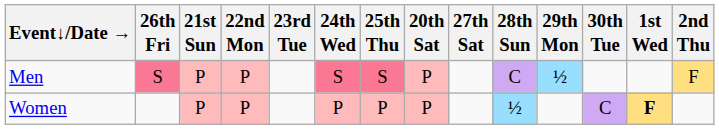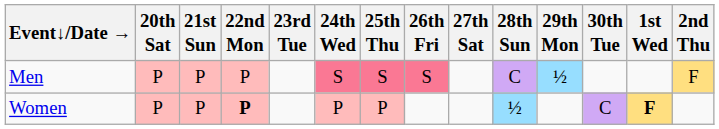columns swapped: (427, 32) <-> (158, 32)
(245, 108) normal -> (245, 108) bold
